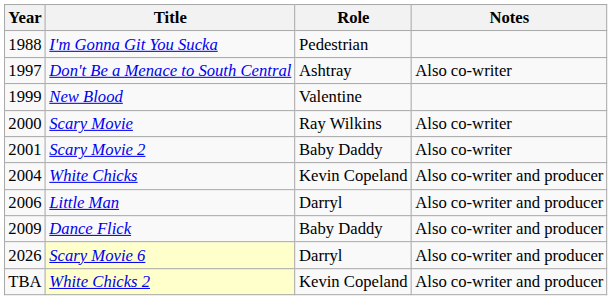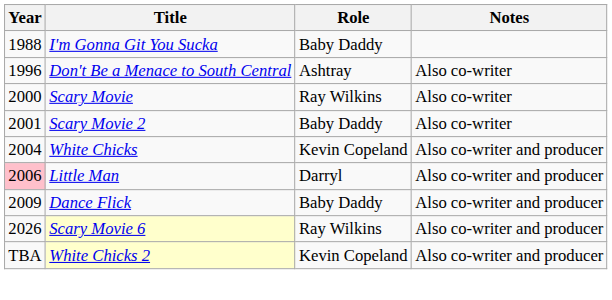(334, 44) Pedestrian -> (341, 44) Baby Daddy
(25, 70) 1997 -> (25, 70) 1996
- row: (86, 96)
(25, 202) no background -> (25, 176) pink background
(321, 255) Darryl -> (340, 228) Ray Wilkins
